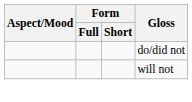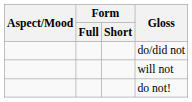+ row: (154, 87)
